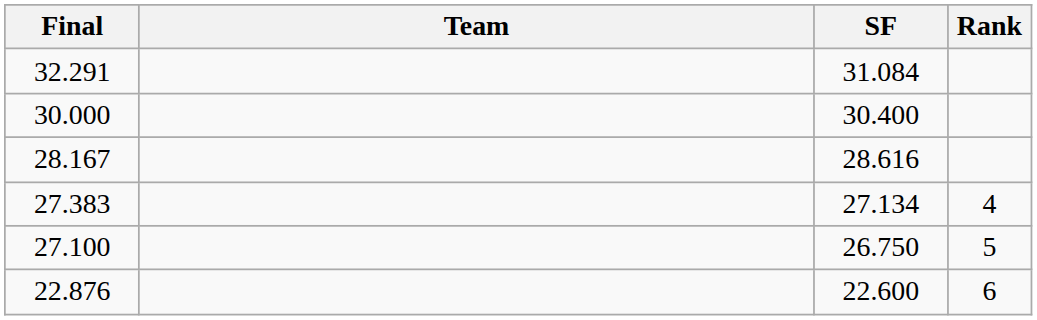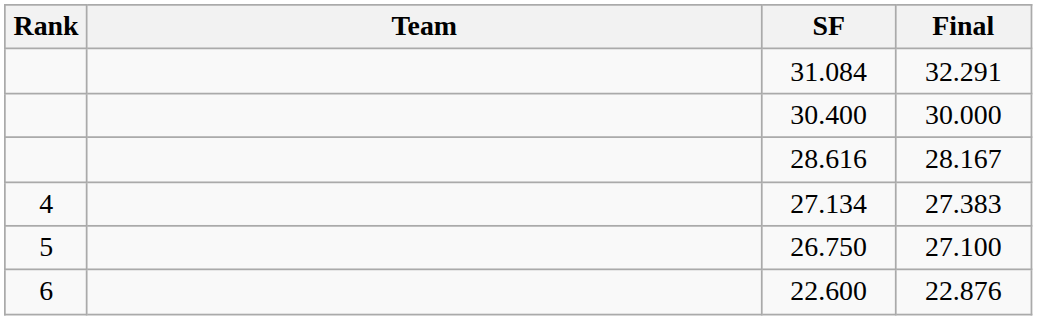columns swapped: (989, 26) <-> (72, 26)
